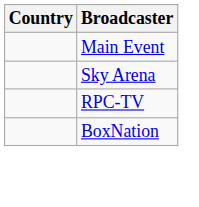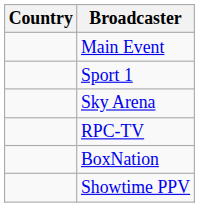+ row: (107, 74)
+ row: (136, 187)
